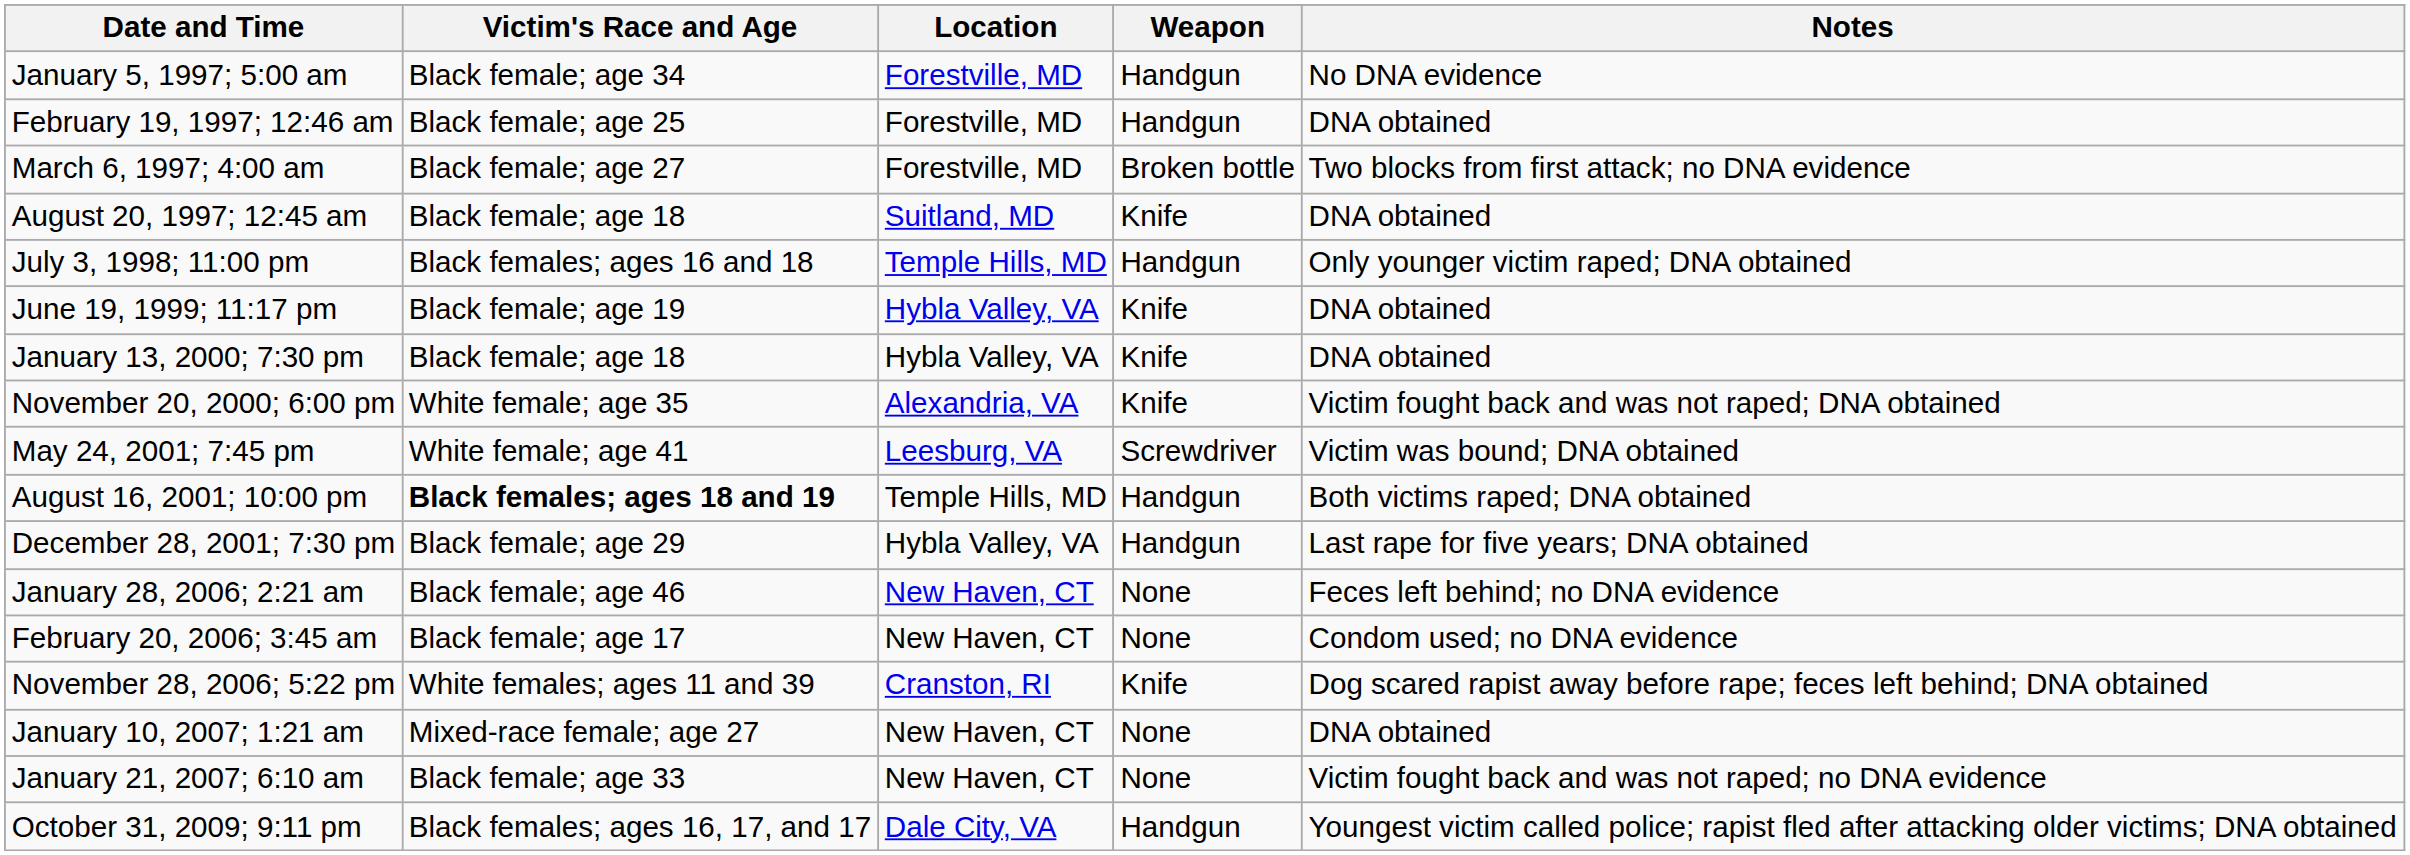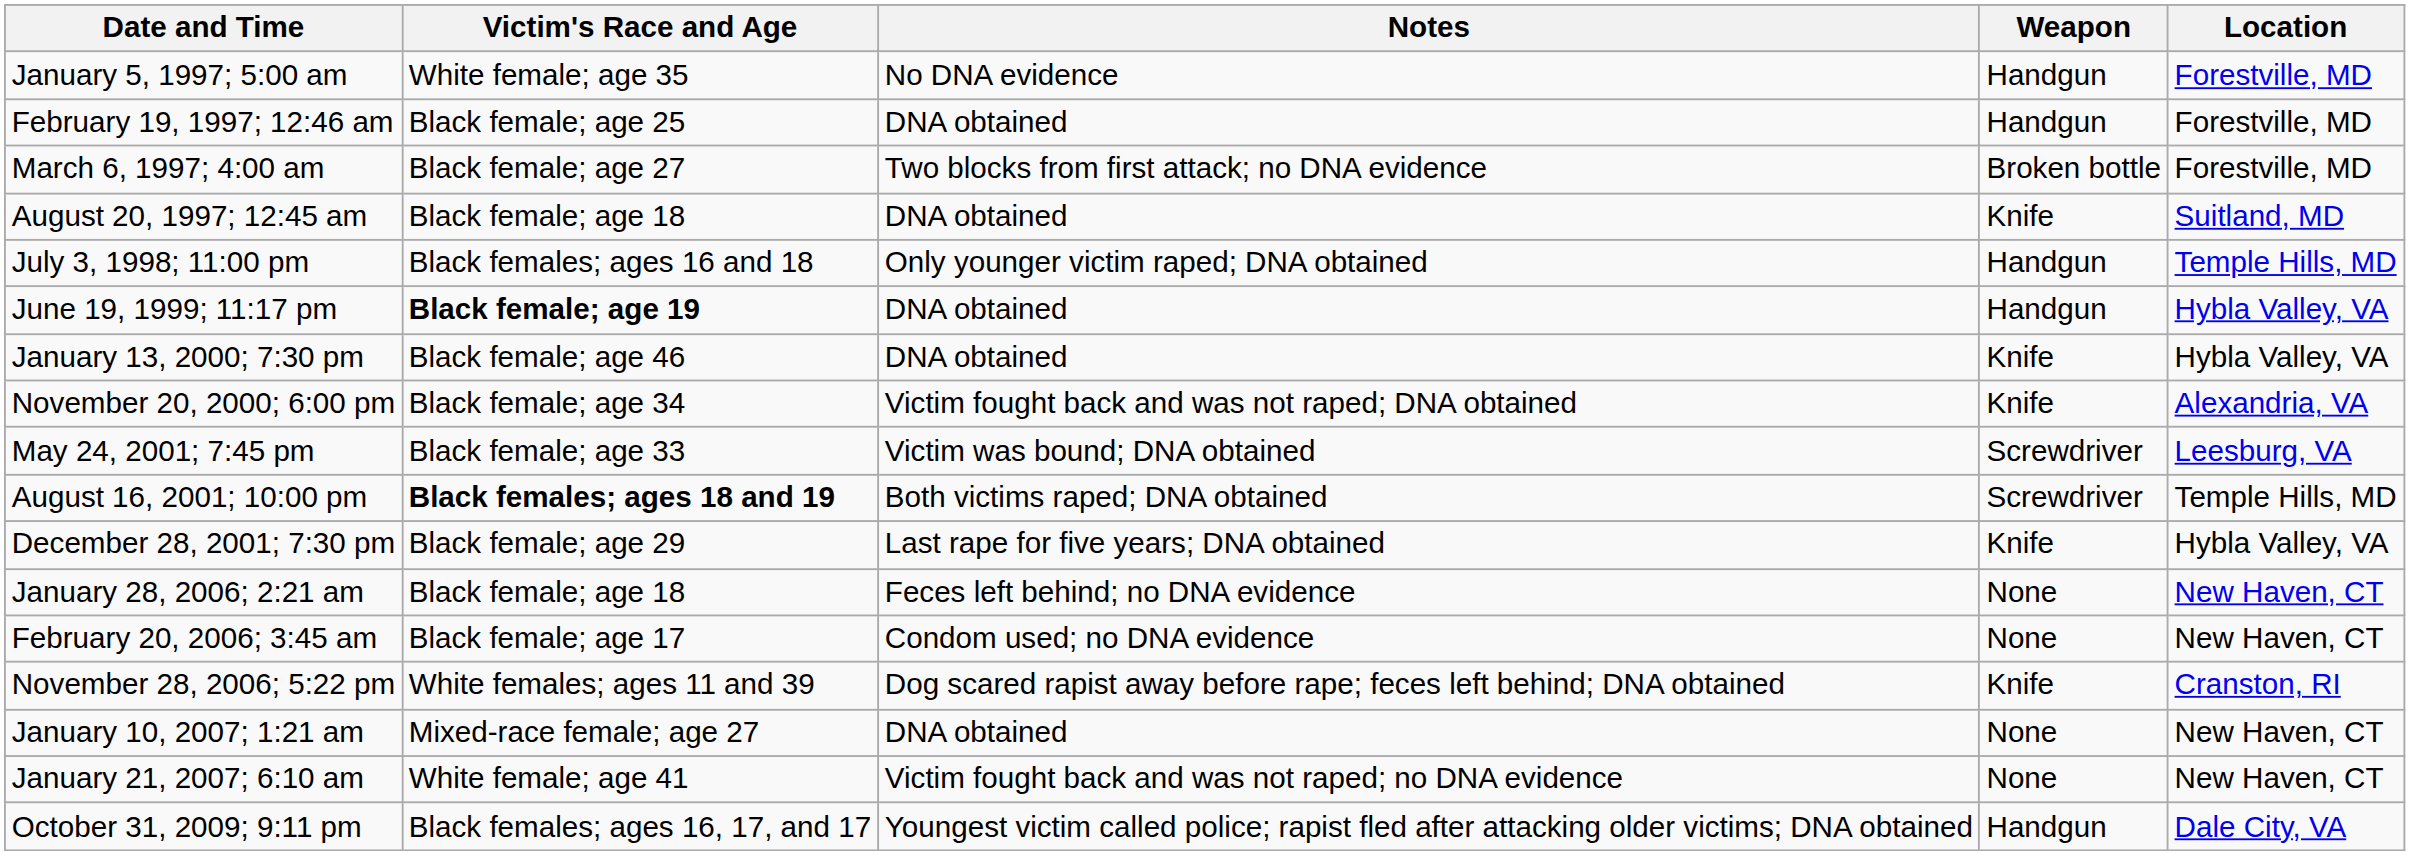columns swapped: (996, 27) <-> (1853, 27)
(547, 74) Black female; age 34 -> (549, 74) White female; age 35
(547, 309) normal -> (554, 309) bold
(1154, 309) Knife -> (2047, 309) Handgun
(547, 356) Black female; age 18 -> (547, 356) Black female; age 46
(549, 403) White female; age 35 -> (547, 403) Black female; age 34
(549, 450) White female; age 41 -> (547, 450) Black female; age 33
(1181, 497) Handgun -> (2065, 497) Screwdriver
(1181, 544) Handgun -> (2020, 544) Knife
(547, 591) Black female; age 46 -> (547, 591) Black female; age 18
(547, 779) Black female; age 33 -> (549, 779) White female; age 41
